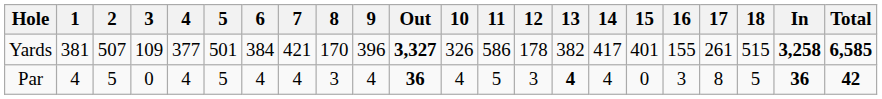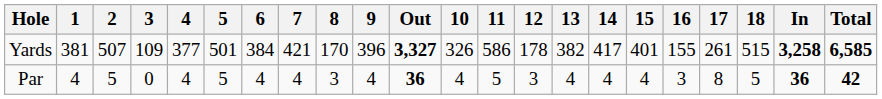(570, 79) bold -> (570, 79) normal
(645, 79) 0 -> (645, 79) 4
